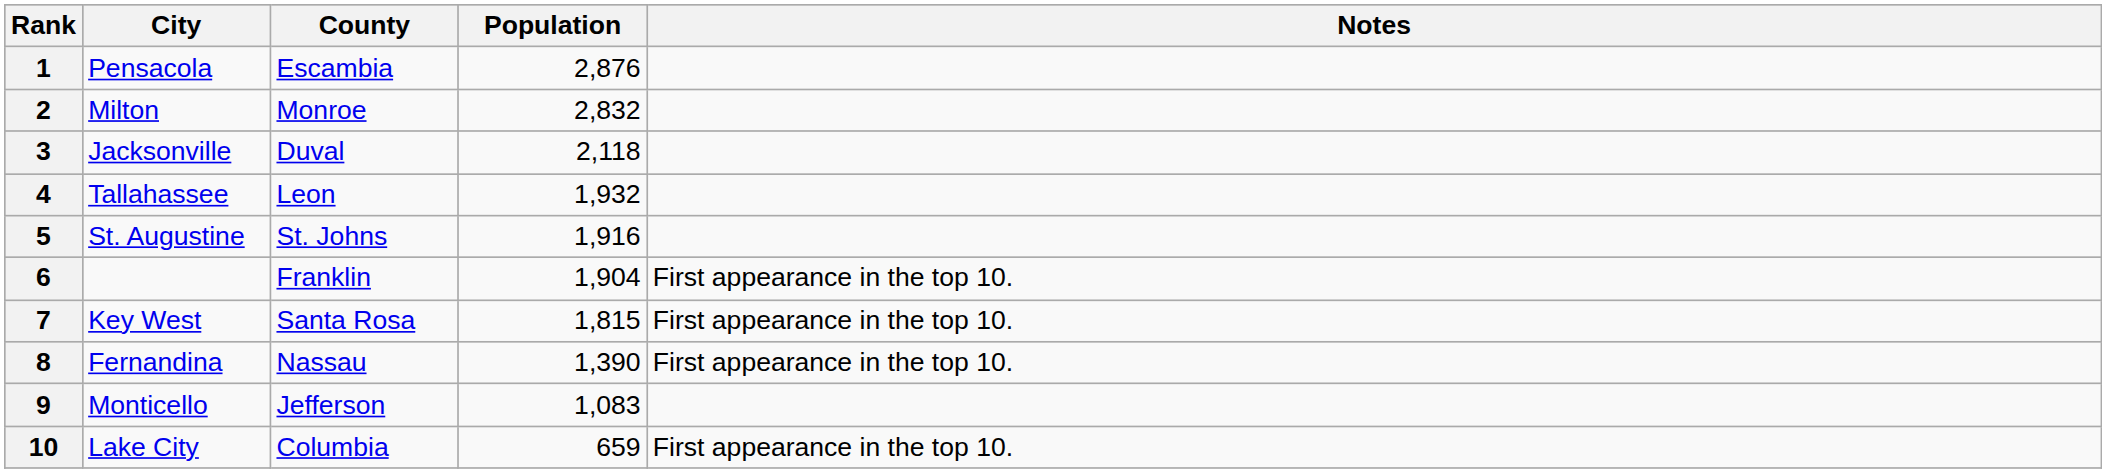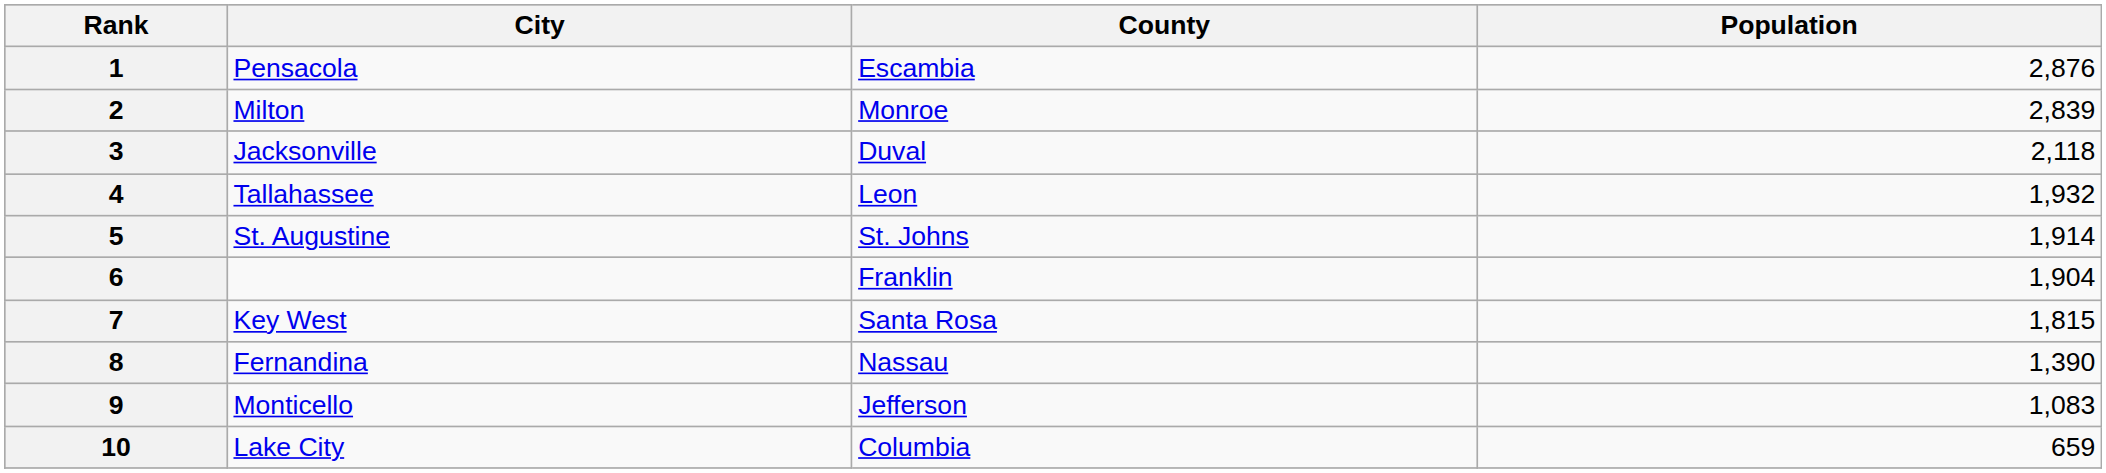- column: (1374, 25)
(607, 109) 2,832 -> (2062, 109) 2,839
(607, 236) 1,916 -> (2062, 236) 1,914
